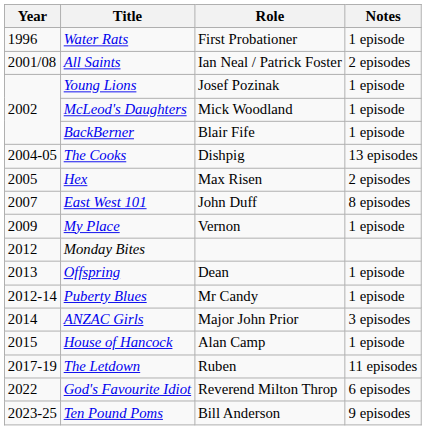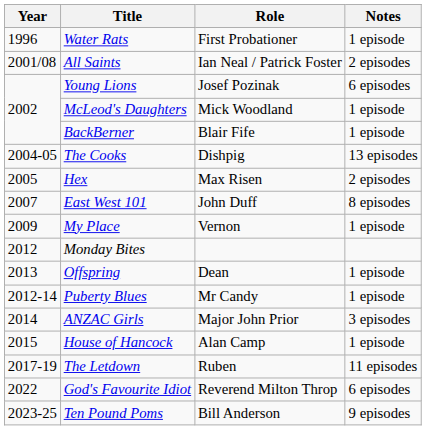(377, 86) 1 episode -> (379, 86) 6 episodes
